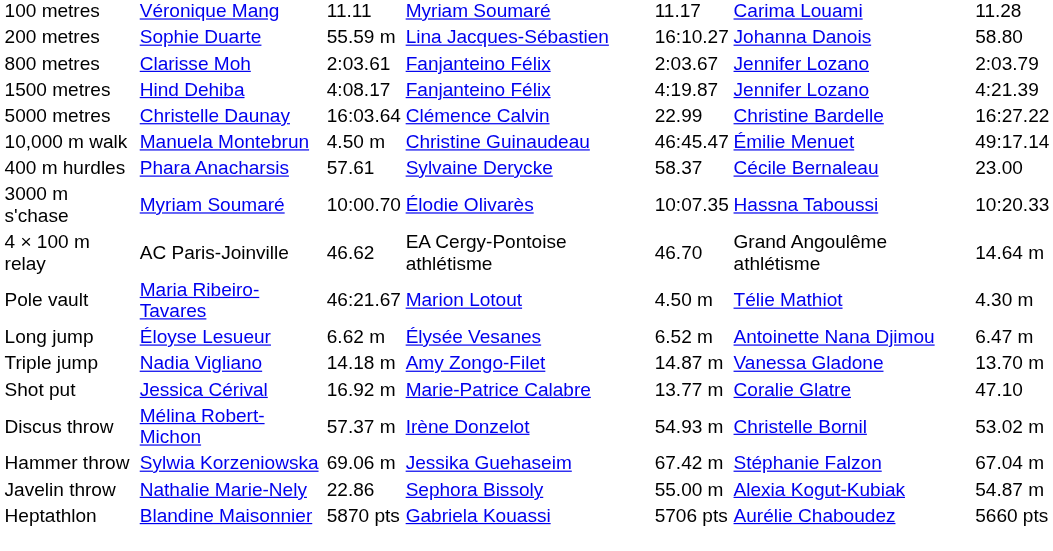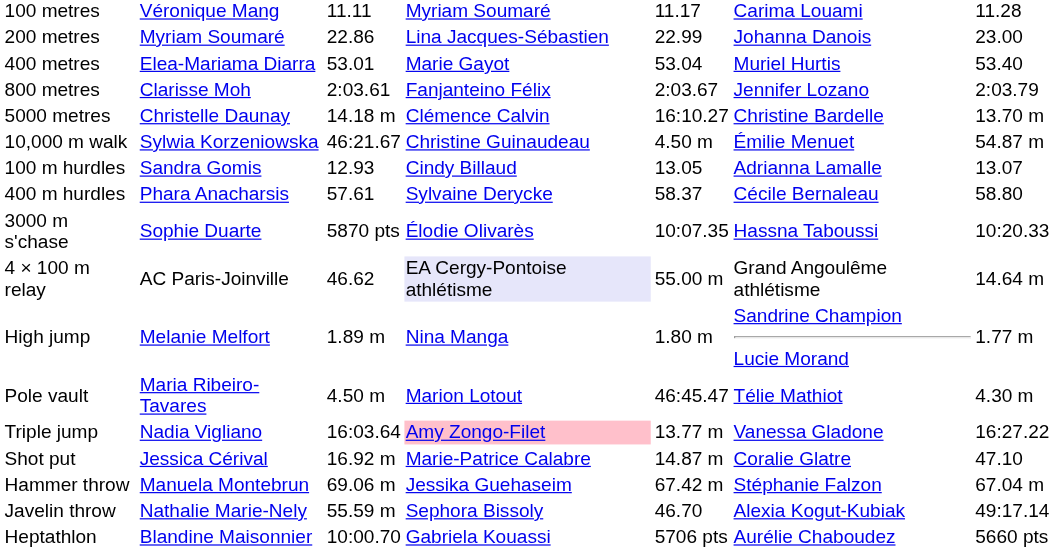(201, 37) Sophie Duarte -> (212, 37) Myriam Soumaré
(361, 37) 55.59 m -> (351, 37) 22.86
(692, 37) 16:10.27 -> (679, 37) 22.99
(999, 37) 58.80 -> (999, 37) 23.00
+ row: (52, 63)
- row: (57, 89)
(364, 115) 16:03.64 -> (361, 115) 14.18 m
(678, 115) 22.99 -> (692, 115) 16:10.27
(1012, 115) 16:27.22 -> (1010, 115) 13.70 m
(224, 142) Manuela Montebrun -> (229, 142) Sylwia Korzeniowska
(356, 142) 4.50 m -> (364, 142) 46:21.67
(692, 142) 46:45.47 -> (684, 142) 4.50 m
(1012, 142) 49:17.14 -> (1010, 142) 54.87 m
+ row: (65, 168)
(999, 168) 23.00 -> (999, 194) 58.80
(212, 205) Myriam Soumaré -> (201, 231) Sophie Duarte
(364, 205) 10:00.70 -> (363, 231) 5870 pts
(486, 252) no background -> (486, 278) lavender background
(678, 252) 46.70 -> (689, 278) 55.00 m
+ row: (47, 337)
(364, 300) 46:21.67 -> (356, 395) 4.50 m
(684, 300) 4.50 m -> (692, 395) 46:45.47
- row: (49, 337)
(361, 363) 14.18 m -> (364, 432) 16:03.64
(475, 363) no background -> (475, 432) pink background
(689, 363) 14.87 m -> (689, 432) 13.77 m
(1010, 363) 13.70 m -> (1012, 432) 16:27.22
(689, 389) 13.77 m -> (689, 458) 14.87 m
- row: (59, 426)
(229, 463) Sylwia Korzeniowska -> (224, 484) Manuela Montebrun
(351, 489) 22.86 -> (361, 510) 55.59 m
(689, 489) 55.00 m -> (679, 510) 46.70
(1010, 489) 54.87 m -> (1012, 510) 49:17.14
(363, 515) 5870 pts -> (364, 537) 10:00.70
